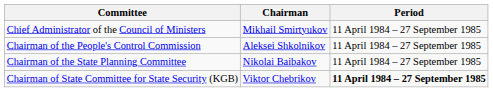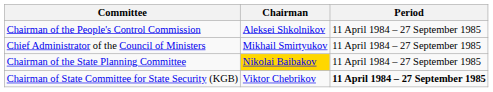rows swapped: (106, 29) <-> (104, 45)
(280, 62) no background -> (280, 62) gold background
